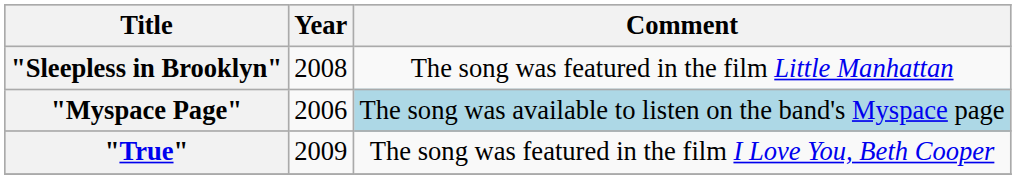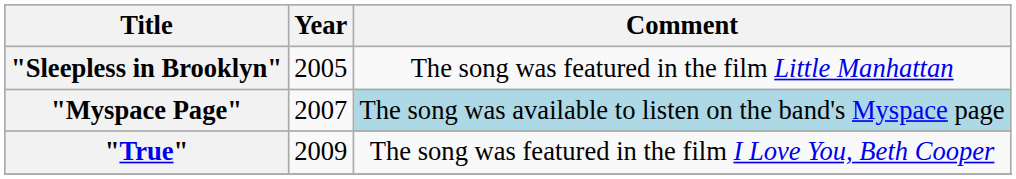(321, 67) 2008 -> (321, 67) 2005
(321, 109) 2006 -> (321, 109) 2007
